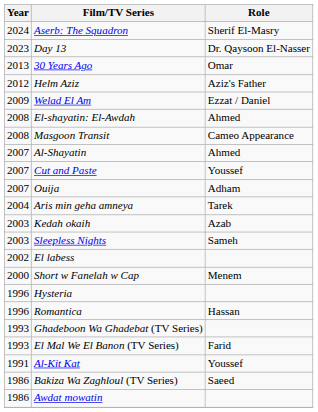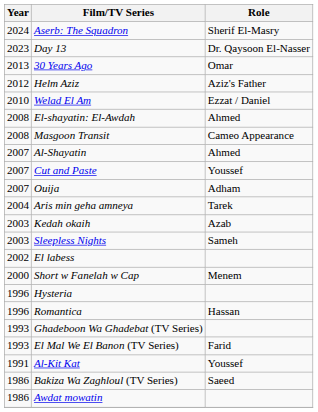(18, 100) 2009 -> (18, 100) 2010
